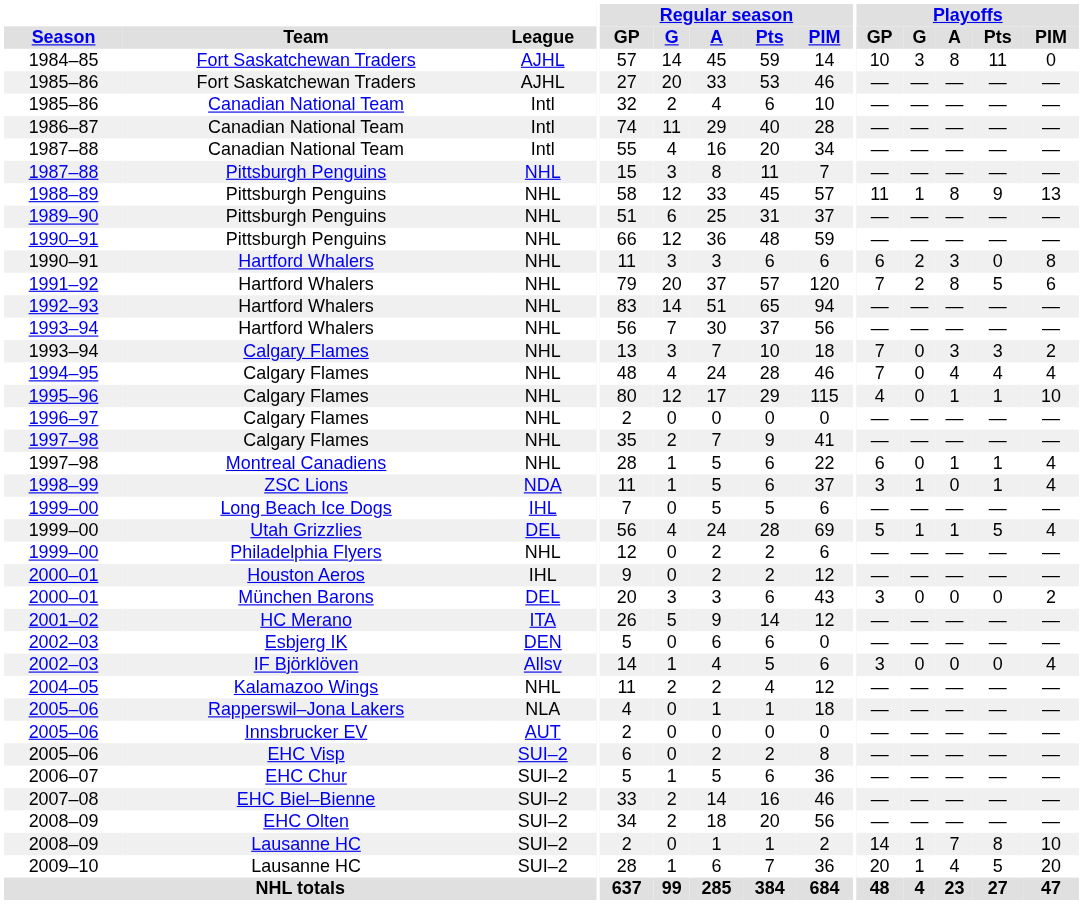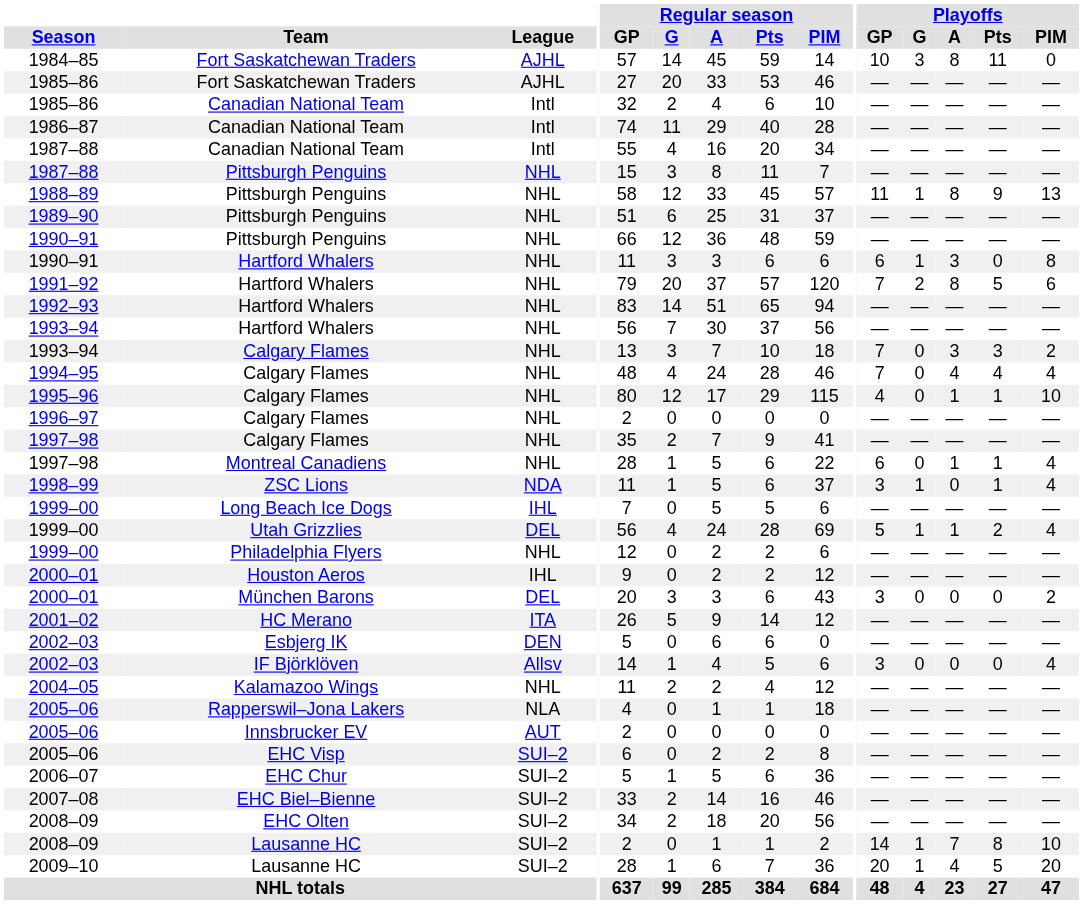(920, 261) 2 -> (920, 261) 1
(998, 530) 5 -> (998, 530) 2
